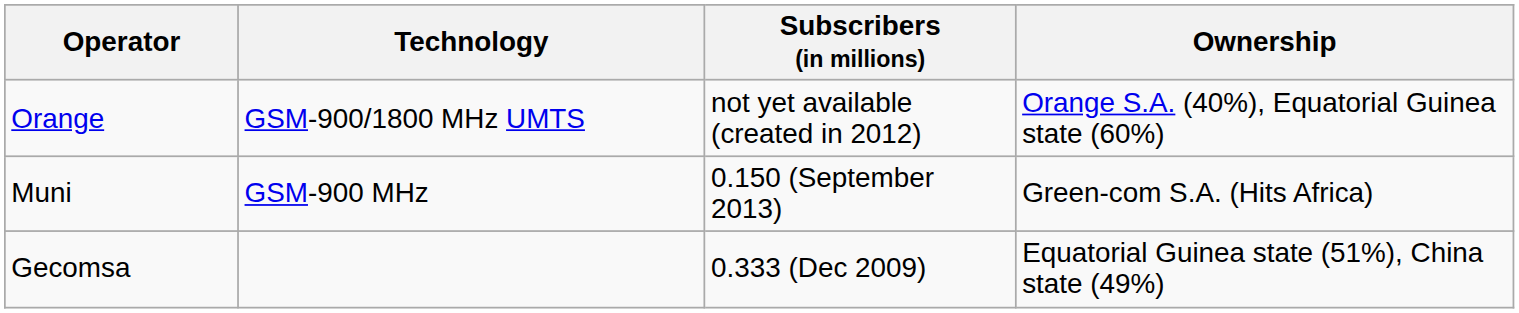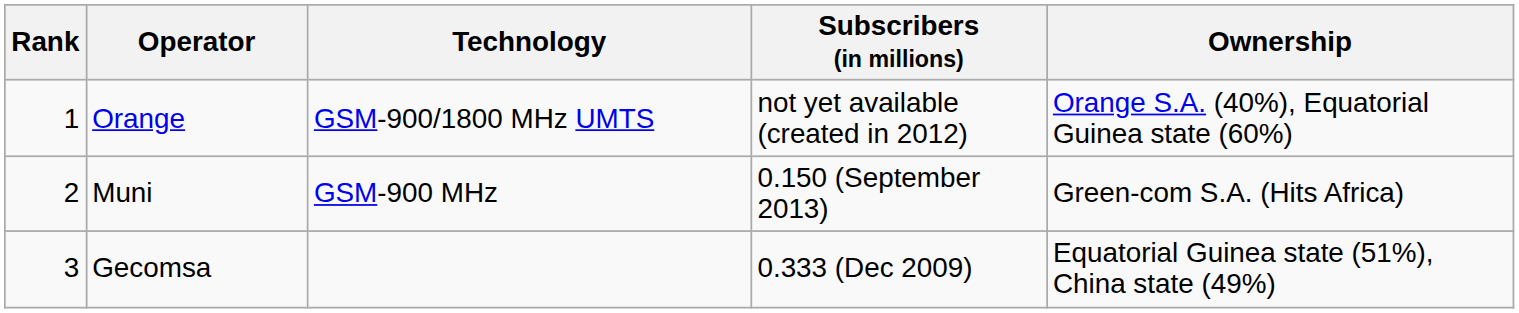+ column: (45, 42)
